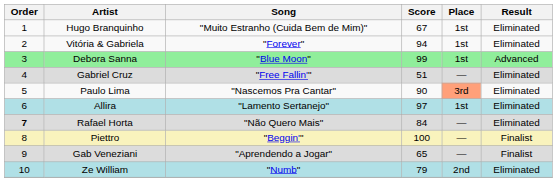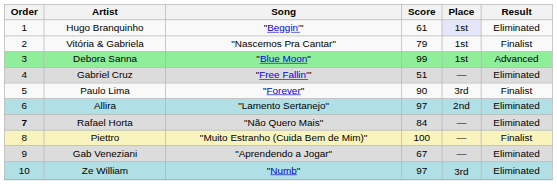(284, 28) "Muito Estranho (Cuida Bem de Mim)" -> (284, 28) "Beggin'"
(422, 28) 67 -> (422, 28) 61
(461, 28) no background -> (461, 28) lavender background
(284, 43) "Forever" -> (284, 43) "Nascemos Pra Cantar"
(422, 43) 94 -> (422, 43) 79
(517, 43) Eliminated -> (517, 43) Finalist
(284, 91) "Nascemos Pra Cantar" -> (284, 91) "Forever"
(461, 91) lightsalmon background -> (461, 91) no background
(517, 91) Eliminated -> (517, 91) Finalist
(461, 106) 1st -> (461, 106) 2nd
(284, 138) "Beggin'" -> (284, 138) "Muito Estranho (Cuida Bem de Mim)"
(422, 153) 65 -> (422, 153) 67
(517, 153) Finalist -> (517, 153) Eliminated
(422, 169) 79 -> (422, 171) 97
(461, 169) 2nd -> (461, 172) 3rd
